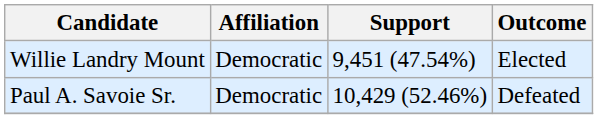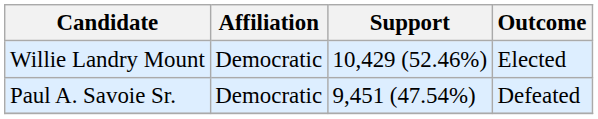(404, 58) 9,451 (47.54%) -> (410, 58) 10,429 (52.46%)
(410, 95) 10,429 (52.46%) -> (404, 95) 9,451 (47.54%)
